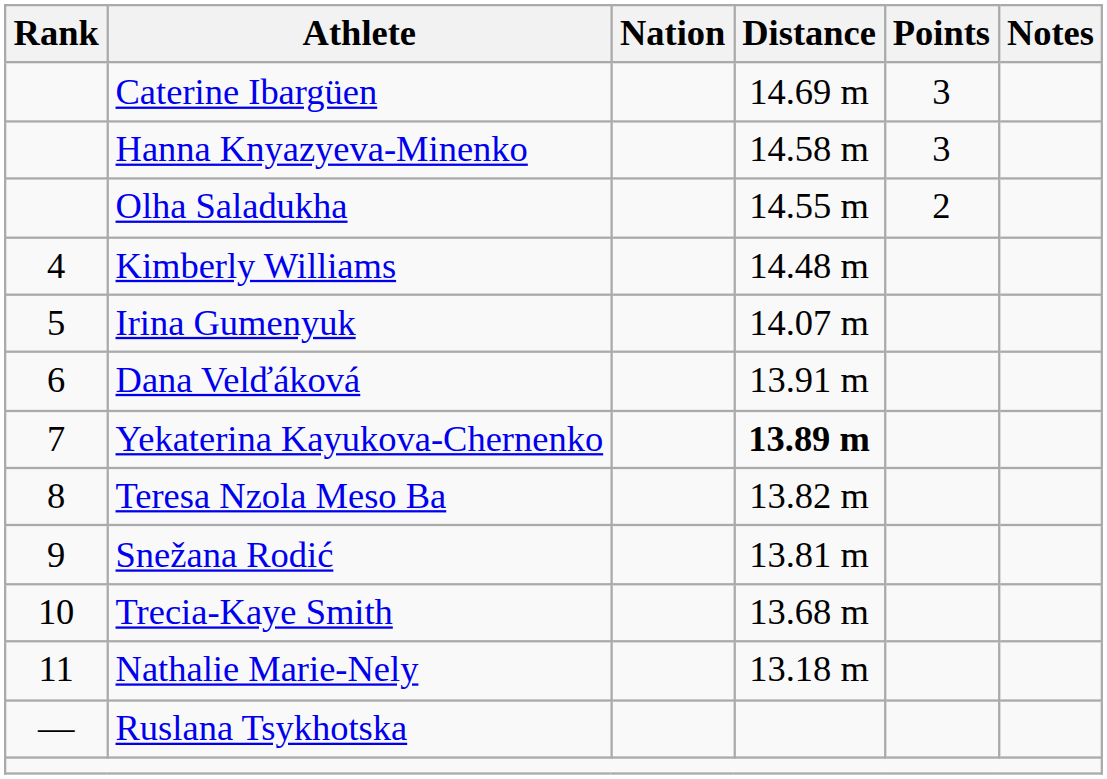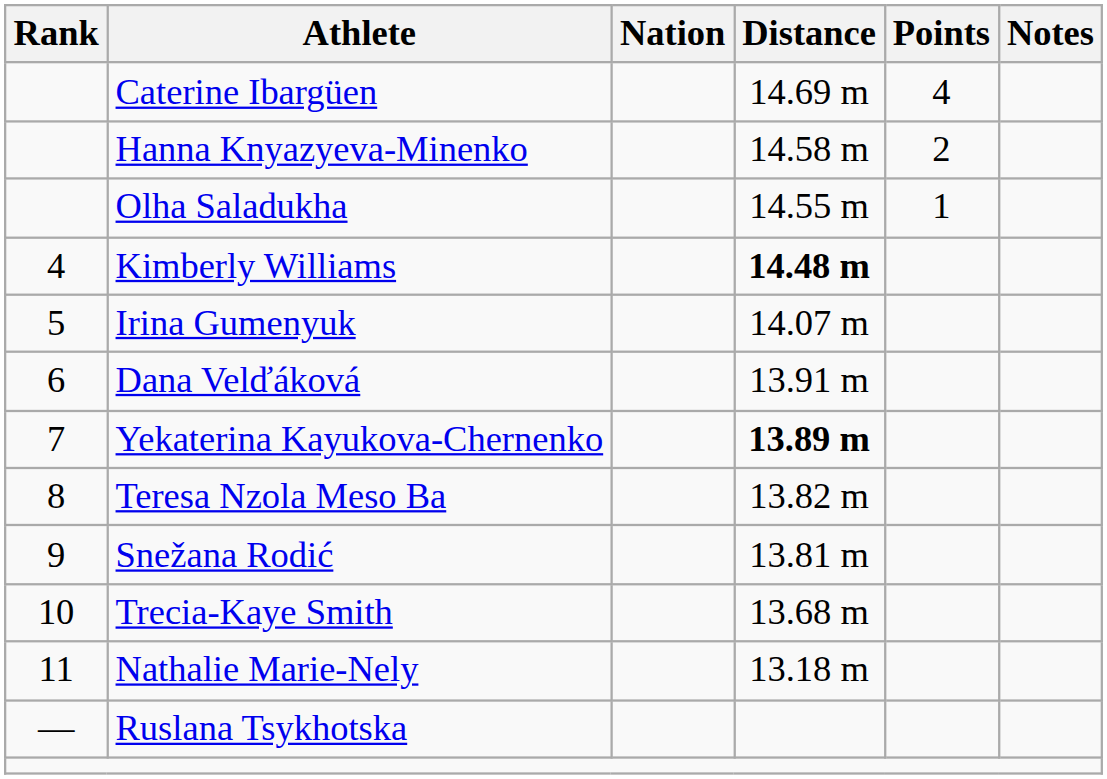(941, 91) 3 -> (941, 91) 4
(941, 149) 3 -> (941, 149) 2
(941, 206) 2 -> (941, 206) 1
(809, 264) normal -> (809, 264) bold
